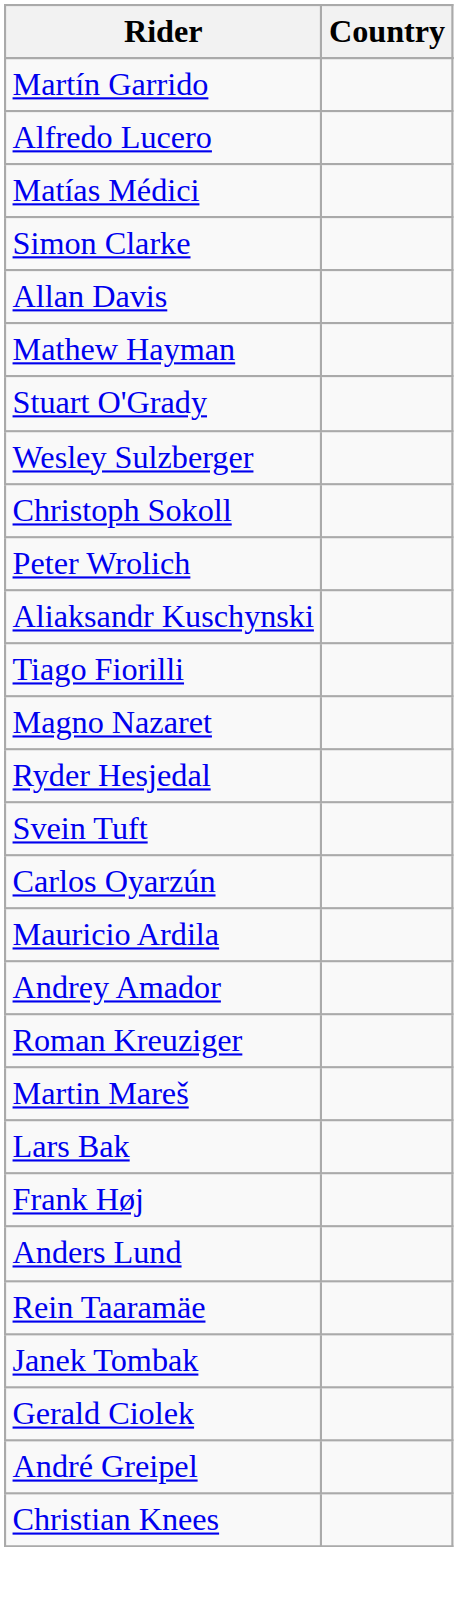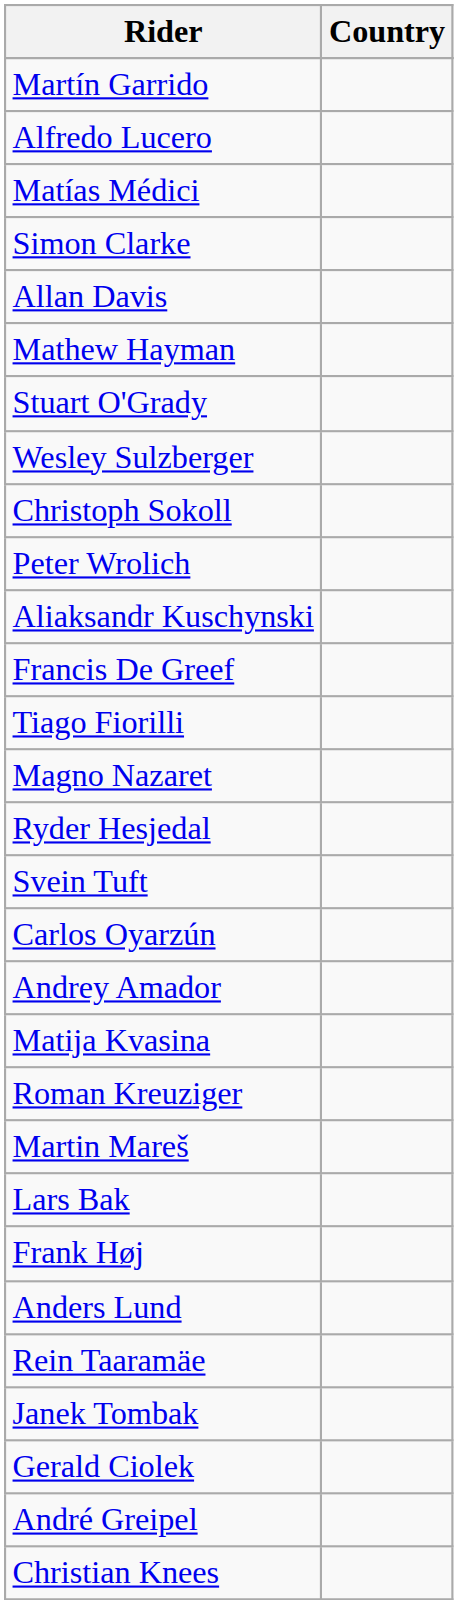+ row: (123, 668)
- row: (116, 934)
+ row: (111, 1040)
